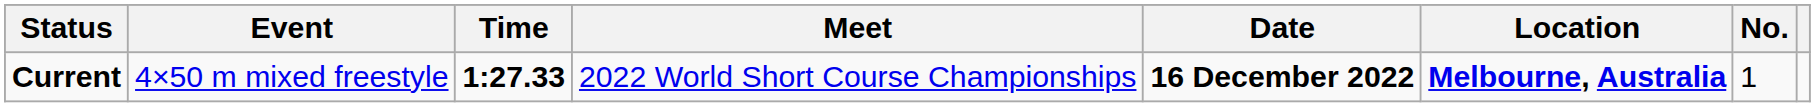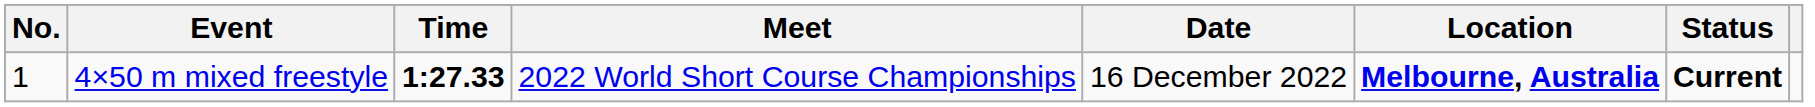columns swapped: (1765, 28) <-> (67, 28)
(1282, 76) bold -> (1219, 76) normal
